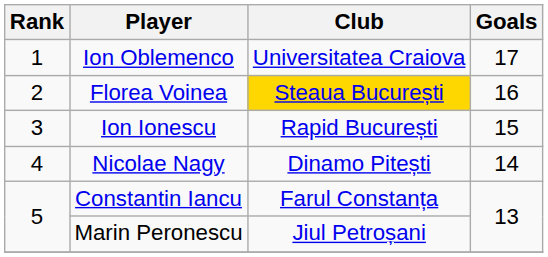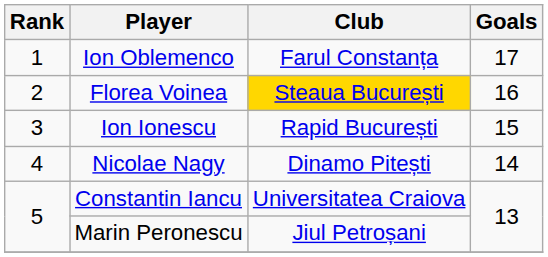(359, 57) Universitatea Craiova -> (359, 57) Farul Constanța
(359, 198) Farul Constanța -> (359, 198) Universitatea Craiova
